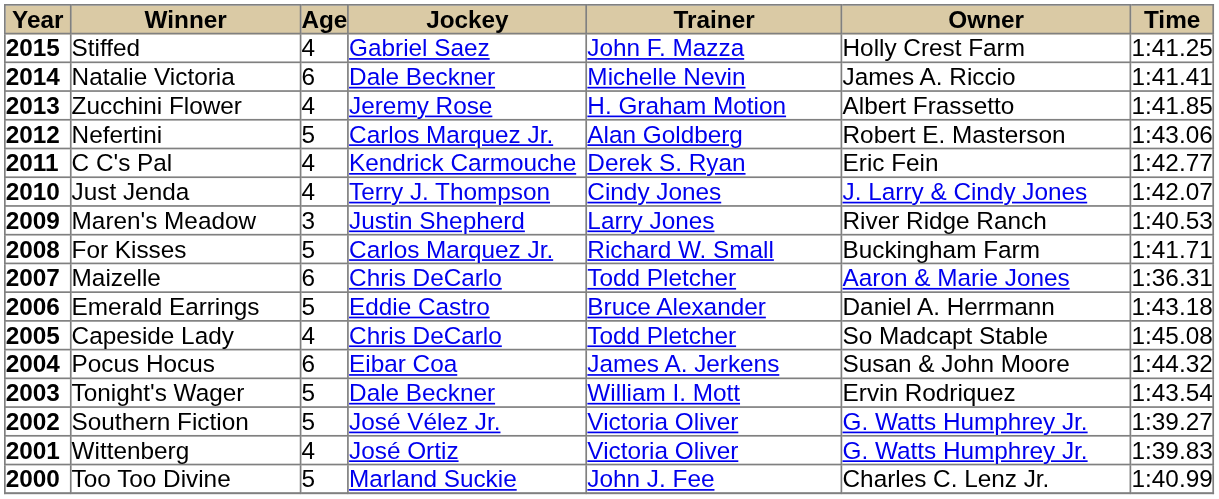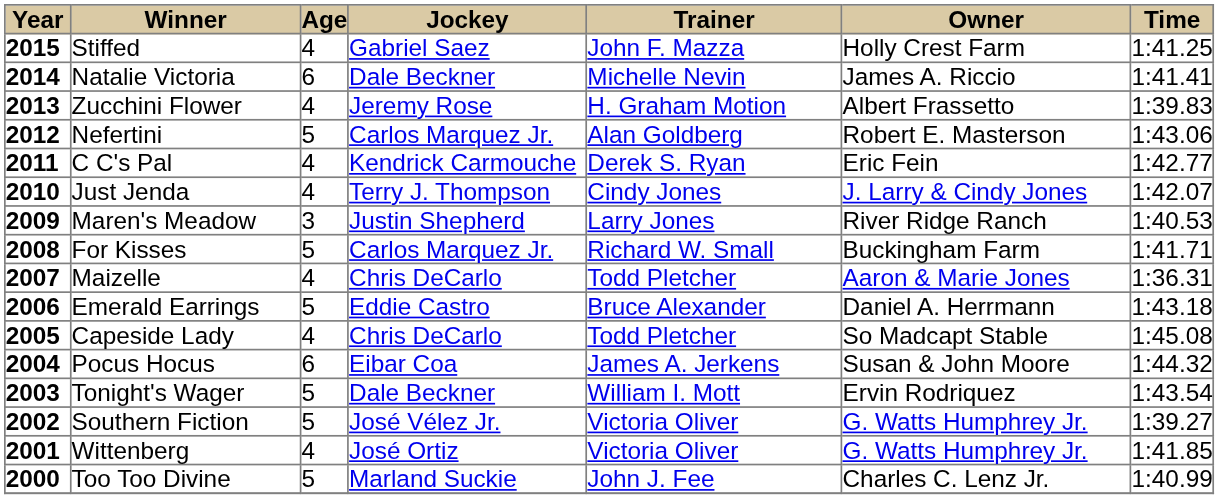(1172, 105) 1:41.85 -> (1172, 105) 1:39.83
(308, 278) 6 -> (308, 278) 4
(1172, 450) 1:39.83 -> (1172, 450) 1:41.85
